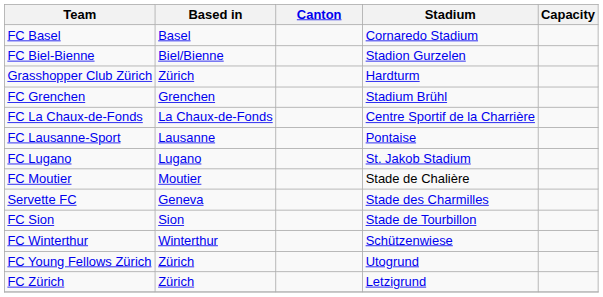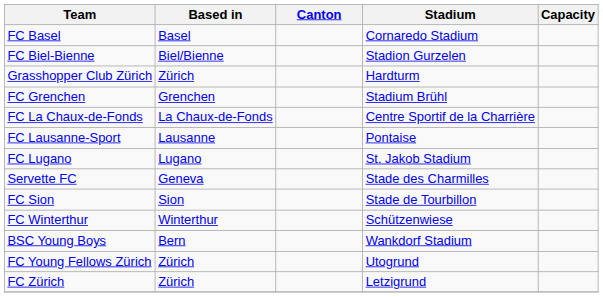- row: (39, 179)
+ row: (57, 240)
